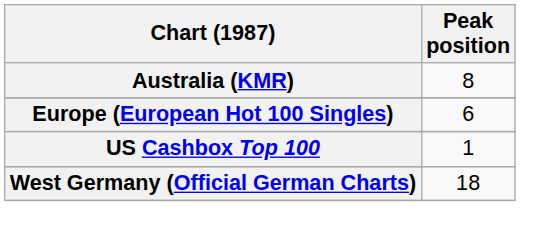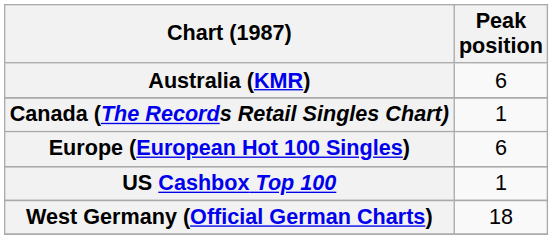(468, 80) 8 -> (501, 80) 6
+ row: (229, 114)
